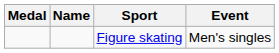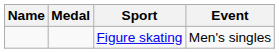columns swapped: (27, 16) <-> (71, 16)
